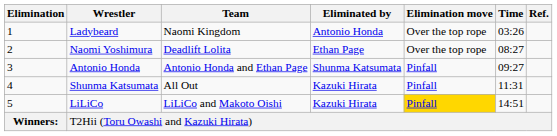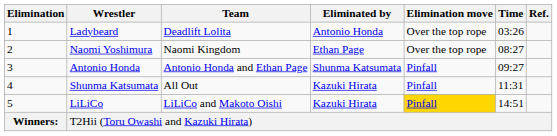(202, 31) Naomi Kingdom -> (197, 31) Deadlift Lolita
(197, 49) Deadlift Lolita -> (202, 49) Naomi Kingdom
